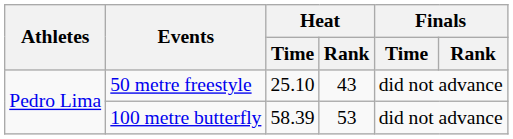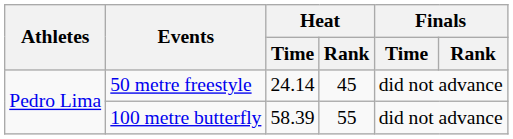(293, 85) 25.10 -> (293, 85) 24.14
(347, 85) 43 -> (347, 85) 45
(347, 117) 53 -> (347, 117) 55
